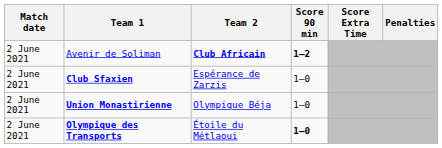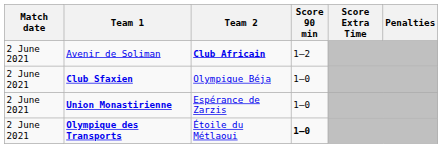(302, 54) bold -> (302, 54) normal
(227, 79) Espérance de Zarzis -> (232, 79) Olympique Béja
(232, 105) Olympique Béja -> (227, 105) Espérance de Zarzis
